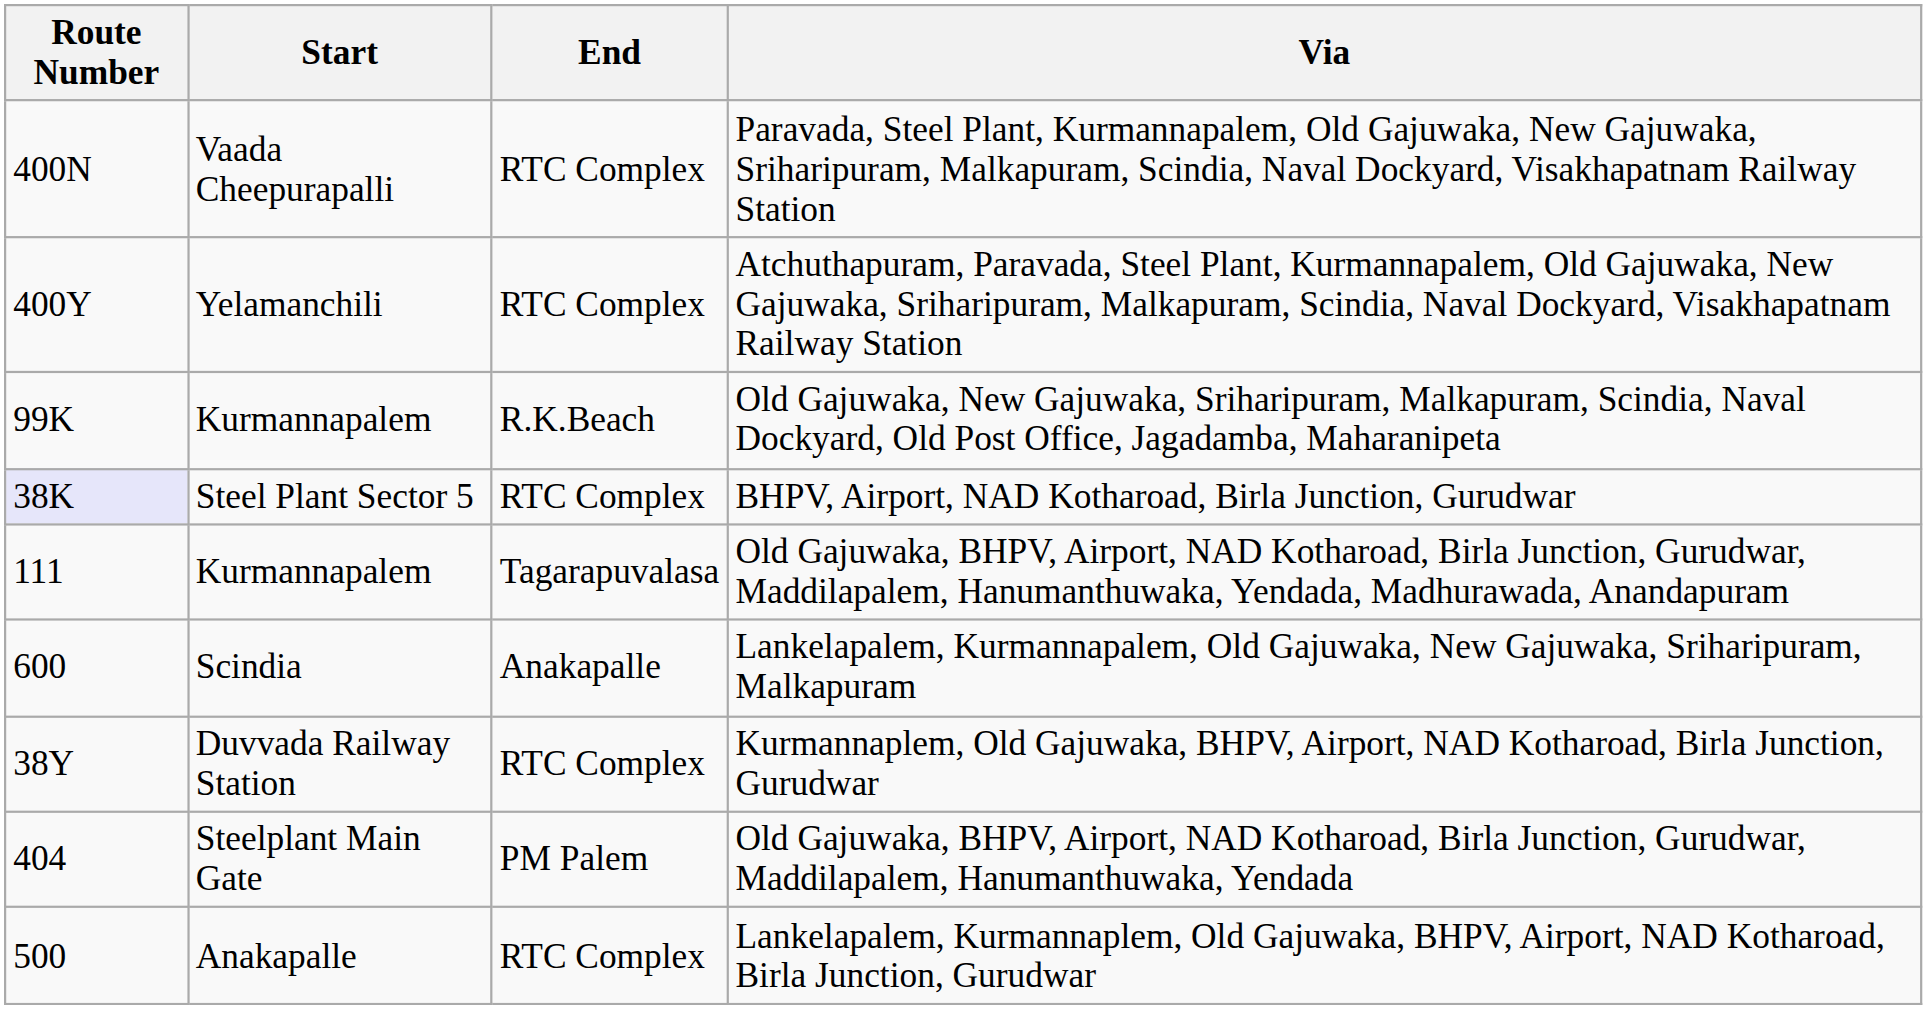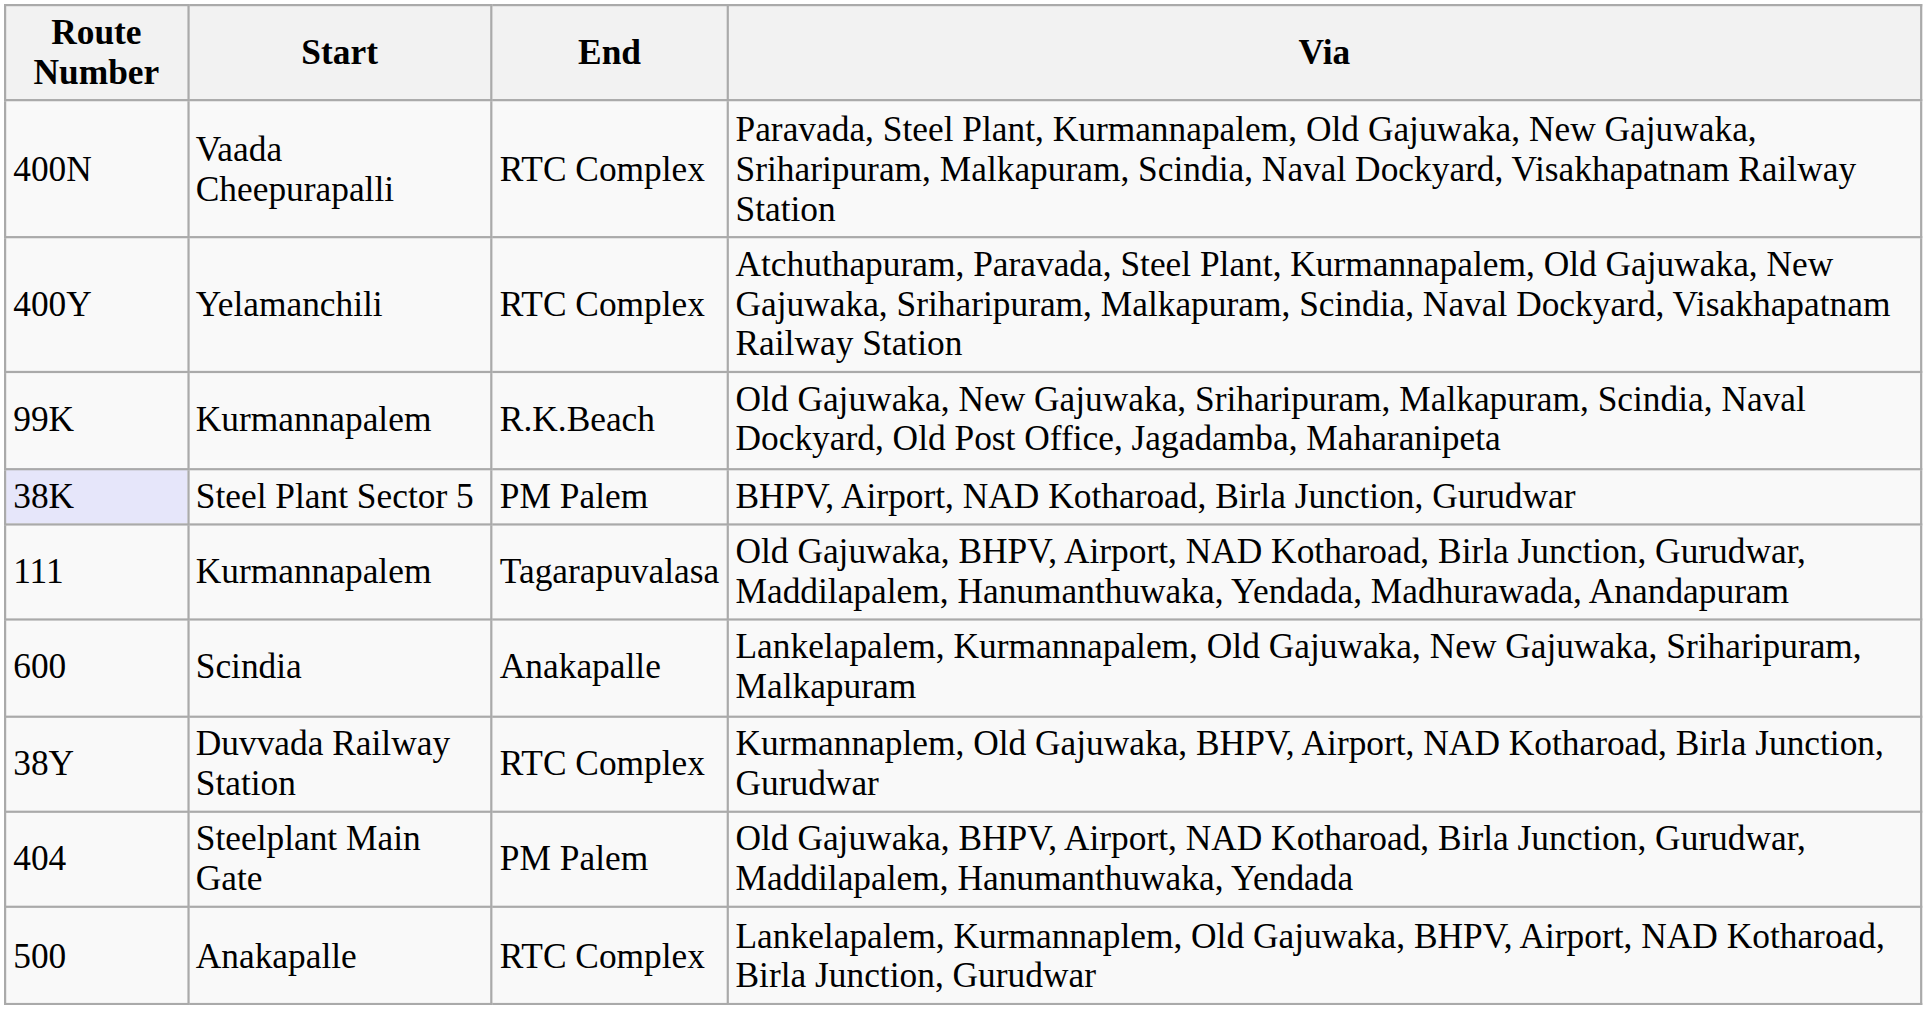(602, 495) RTC Complex -> (574, 495) PM Palem
